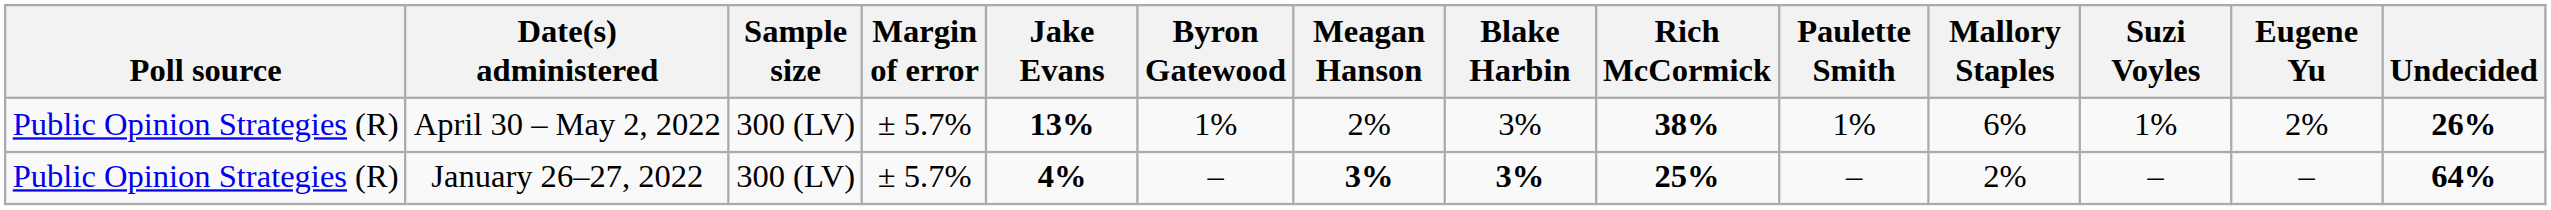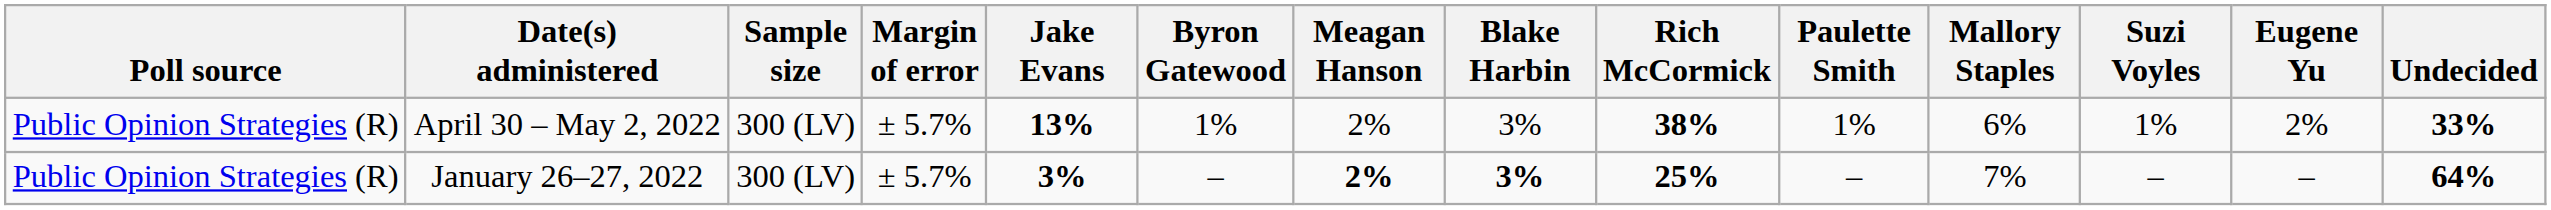(2464, 123) 26% -> (2464, 123) 33%
(1062, 177) 4% -> (1062, 177) 3%
(1369, 177) 3% -> (1369, 177) 2%
(2005, 177) 2% -> (2005, 177) 7%
